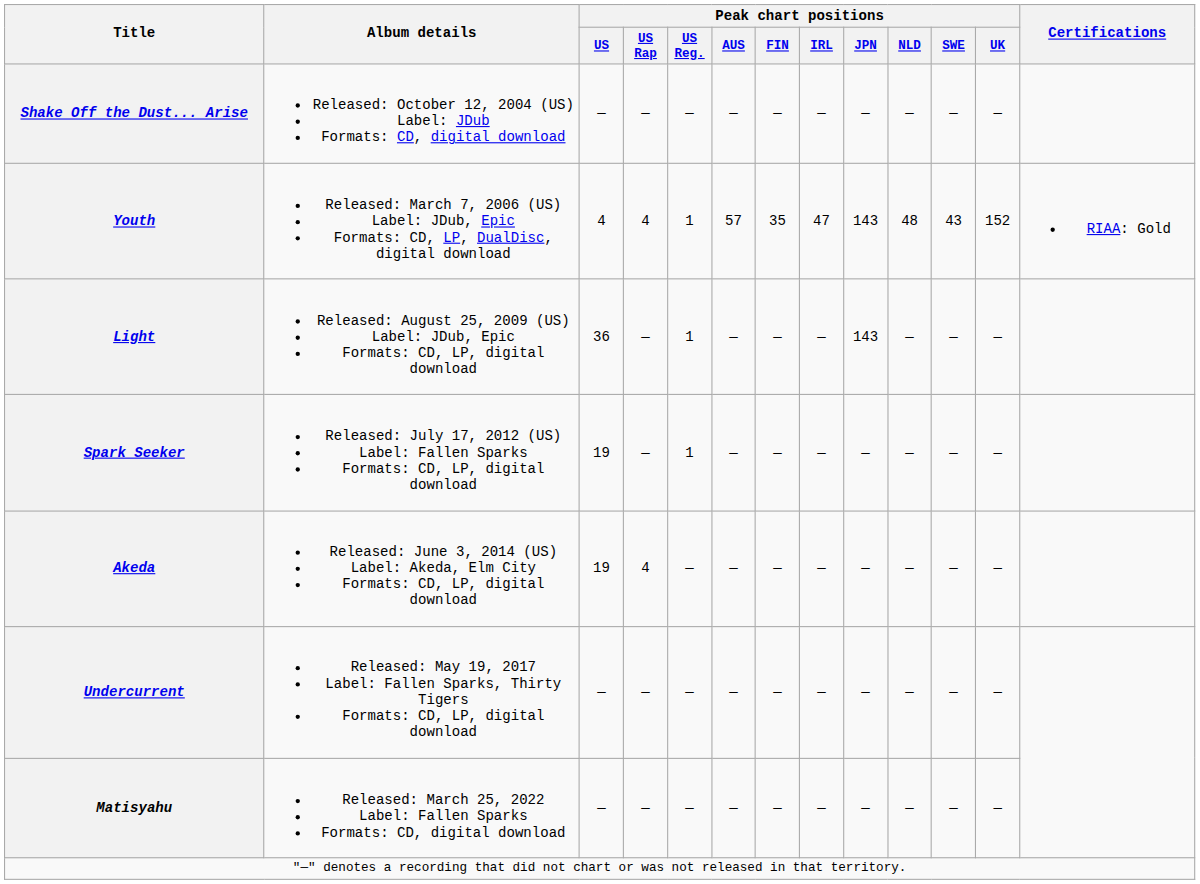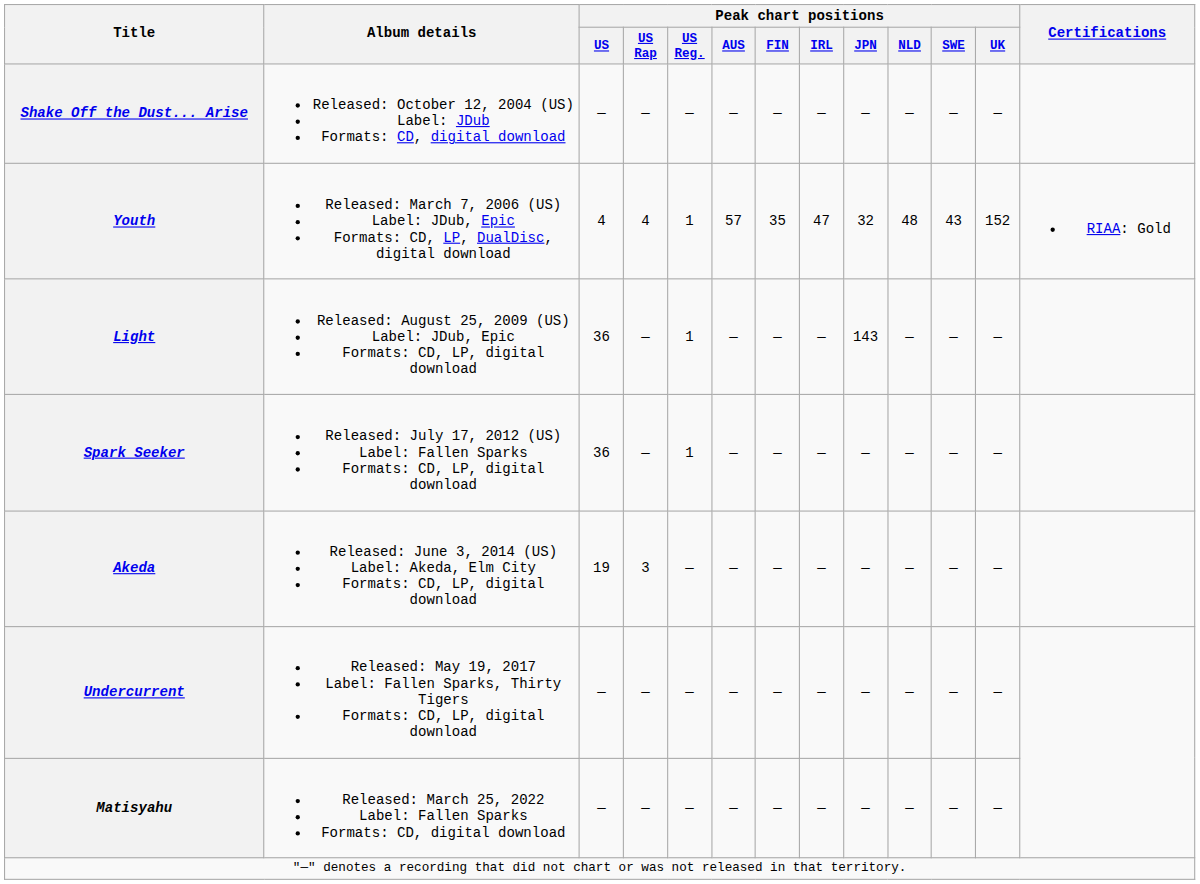(866, 221) 143 -> (866, 221) 32
(602, 453) 19 -> (602, 453) 36
(646, 569) 4 -> (646, 569) 3
